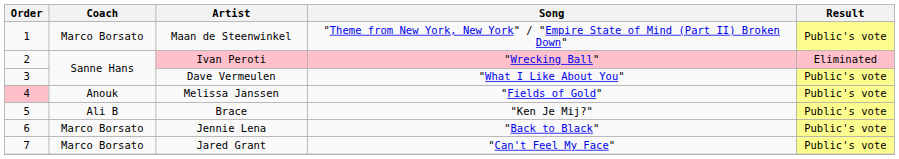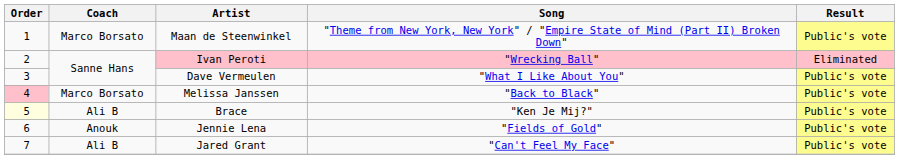(102, 94) Anouk -> (102, 94) Marco Borsato
(552, 94) "Fields of Gold" -> (552, 94) "Back to Black"
(27, 111) no background -> (27, 111) lightyellow background
(102, 128) Marco Borsato -> (102, 128) Anouk
(552, 128) "Back to Black" -> (552, 128) "Fields of Gold"
(102, 145) Marco Borsato -> (102, 145) Ali B
